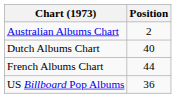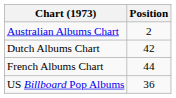(149, 48) 40 -> (149, 48) 42
